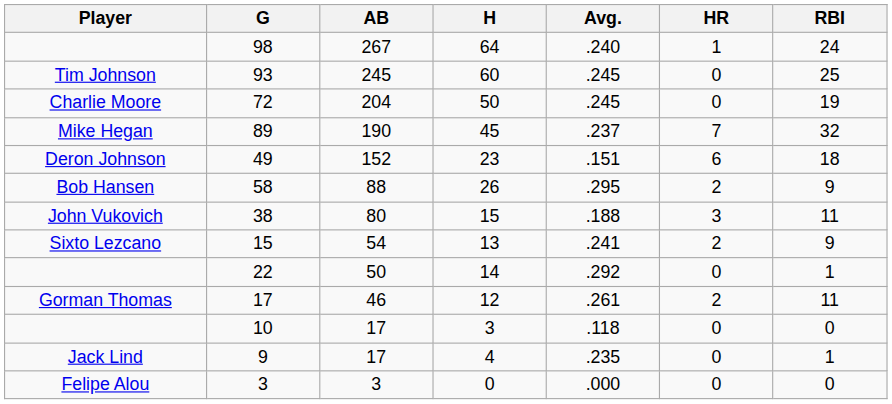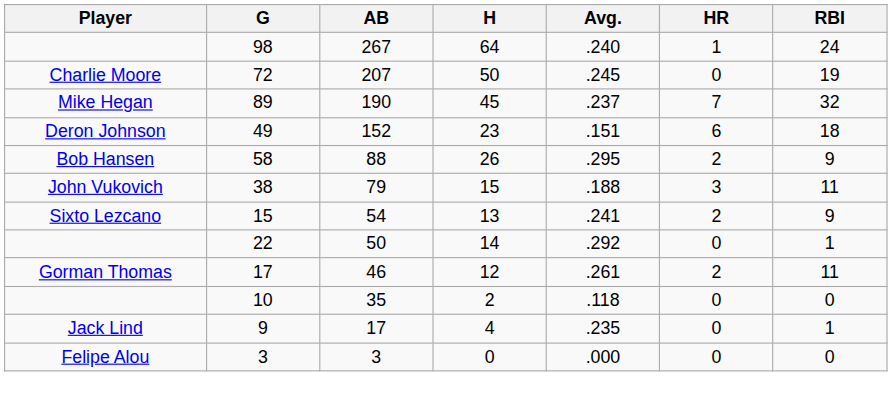- row: (263, 74)
(376, 103) 204 -> (376, 74) 207
(376, 215) 80 -> (376, 187) 79
(376, 328) 17 -> (376, 300) 35
(490, 328) 3 -> (490, 300) 2
